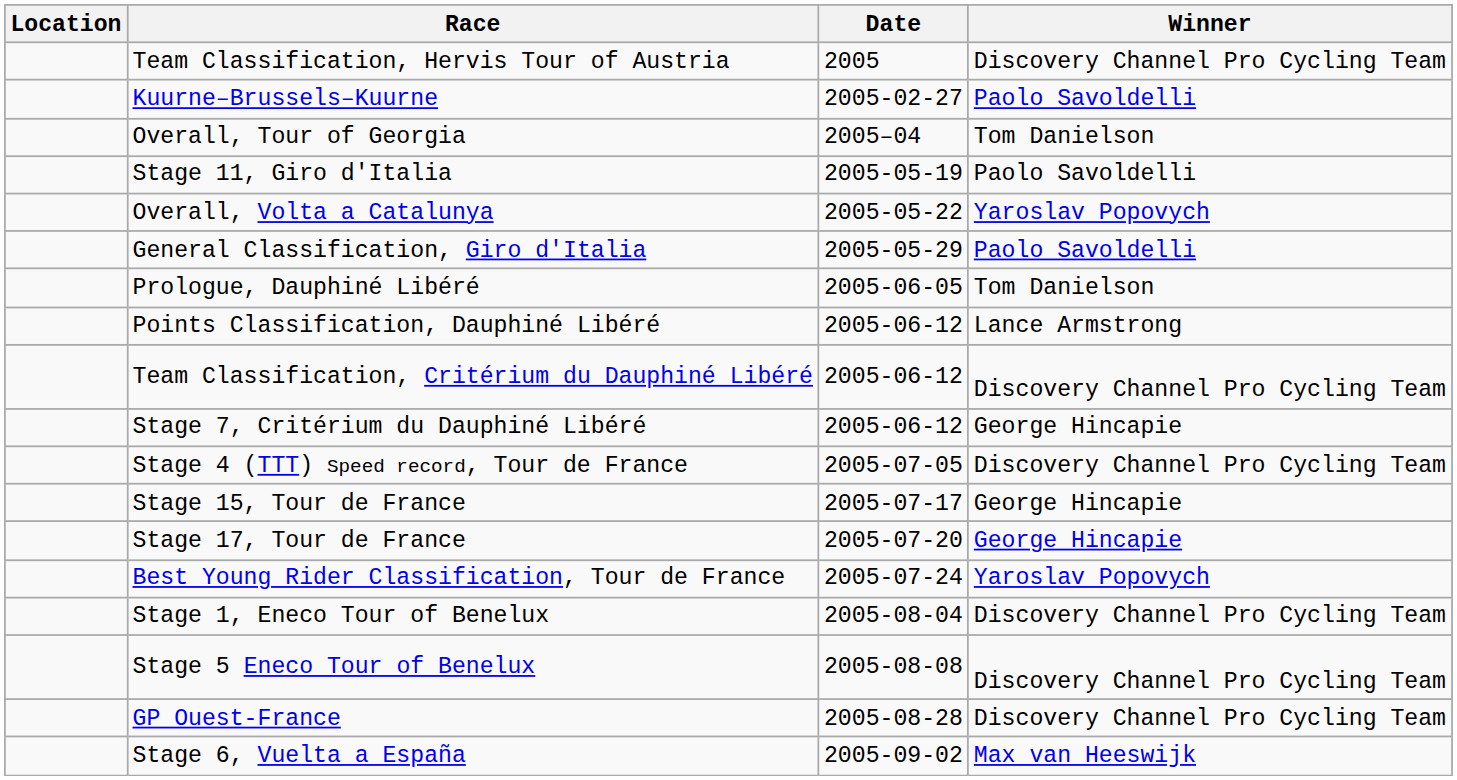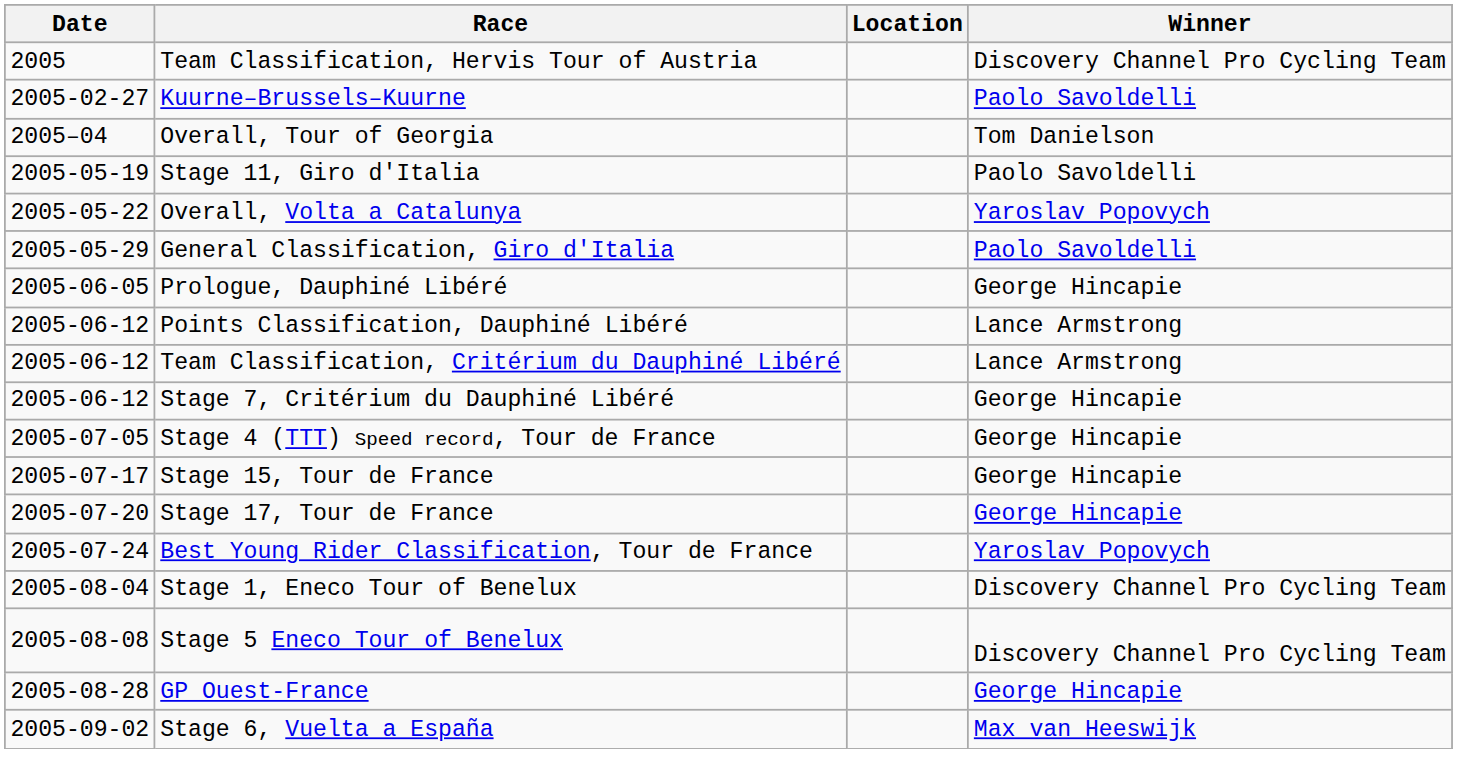columns swapped: (893, 24) <-> (66, 24)
(1064, 288) Tom Danielson -> (1078, 288) George Hincapie
(1210, 390) Discovery Channel Pro Cycling Team -> (1078, 363) Lance Armstrong
(1210, 465) Discovery Channel Pro Cycling Team -> (1078, 439) George Hincapie
(1210, 718) Discovery Channel Pro Cycling Team -> (1078, 692) George Hincapie
